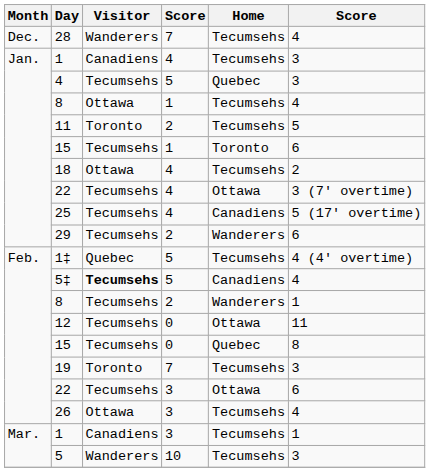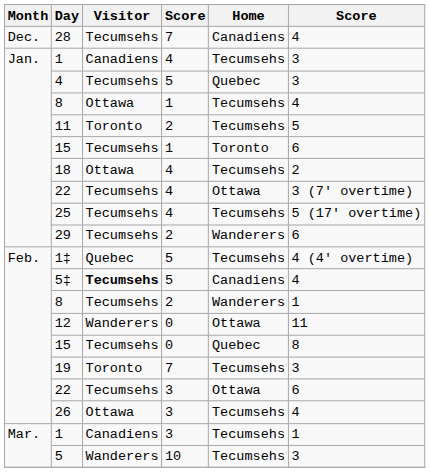(122, 38) Wanderers -> (122, 38) Tecumsehs
(249, 38) Tecumsehs -> (249, 38) Canadiens
(249, 214) Canadiens -> (249, 214) Tecumsehs
(122, 324) Tecumsehs -> (122, 324) Wanderers
